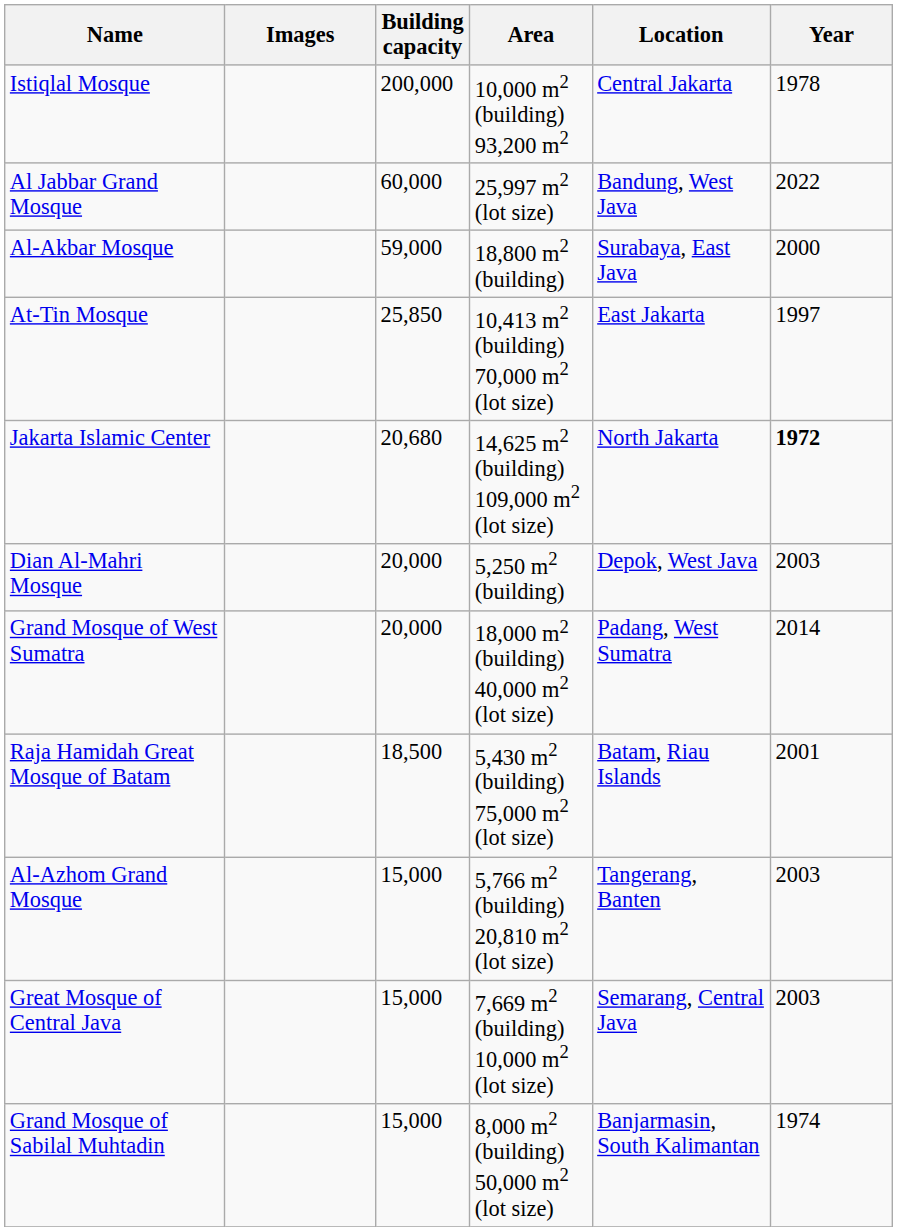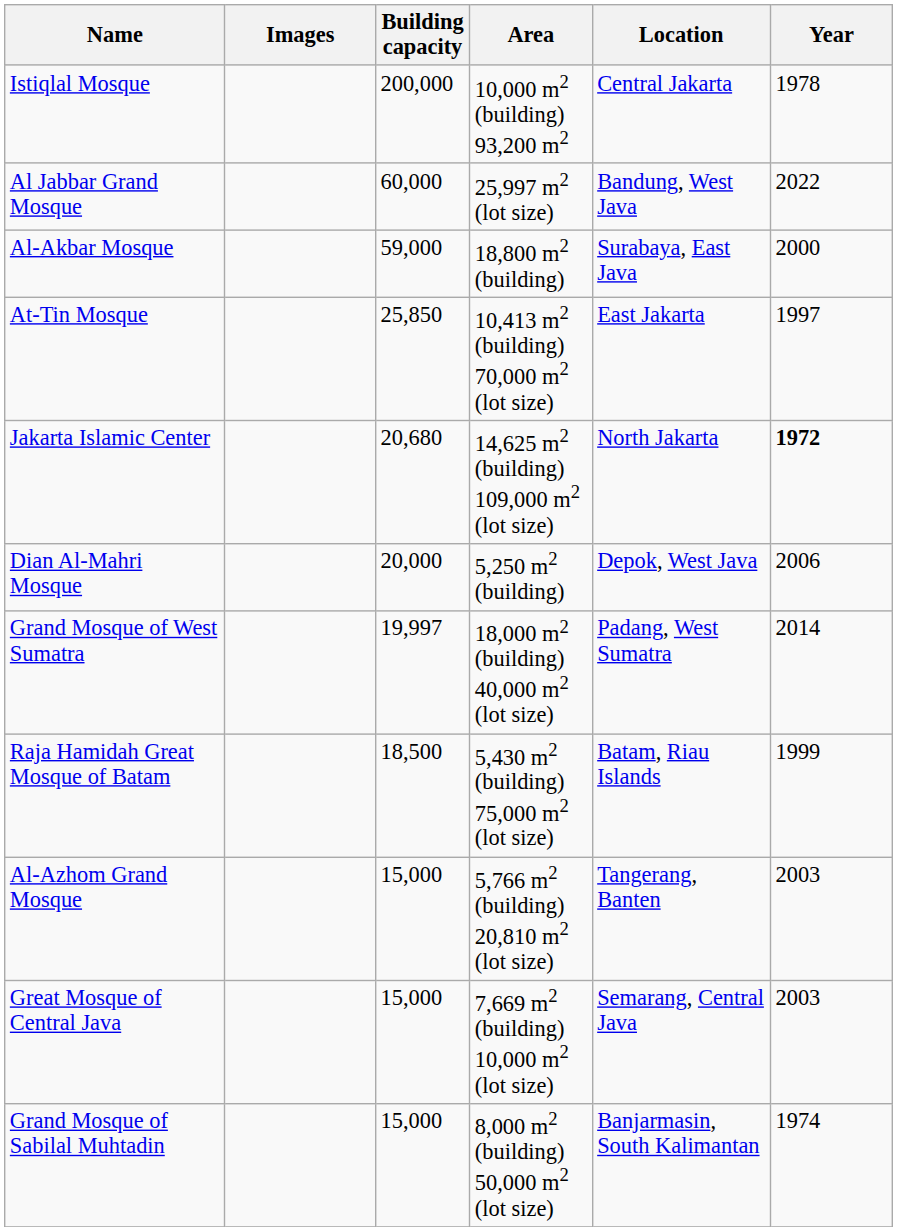(798, 561) 2003 -> (798, 561) 2006
(411, 627) 20,000 -> (411, 627) 19,997
(798, 751) 2001 -> (798, 751) 1999
